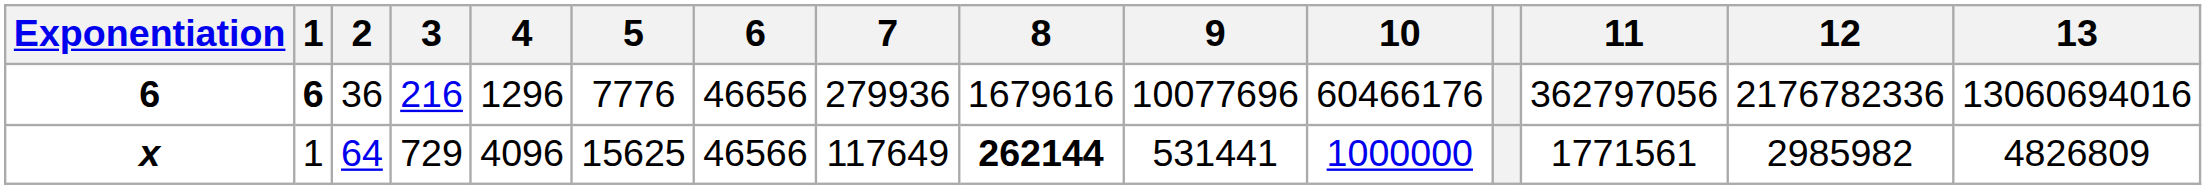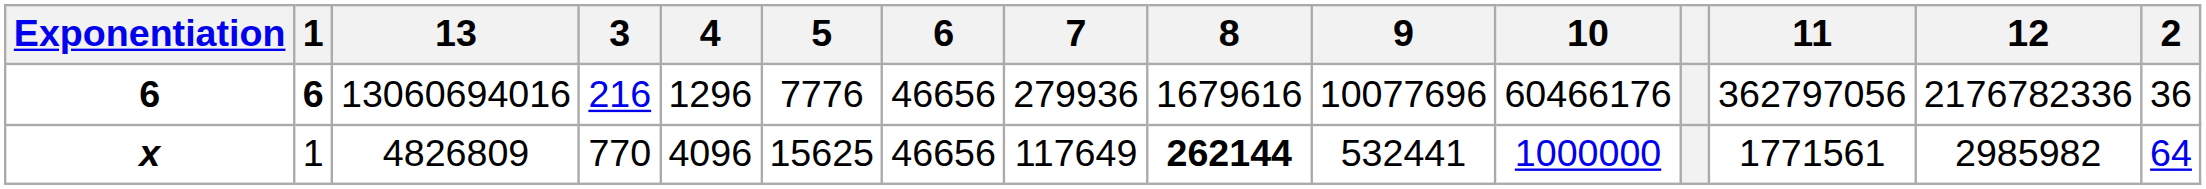columns swapped: (362, 34) <-> (2077, 34)
(432, 153) 729 -> (620, 153) 770
(755, 153) 46566 -> (944, 153) 46656
(1215, 153) 531441 -> (1403, 153) 532441
